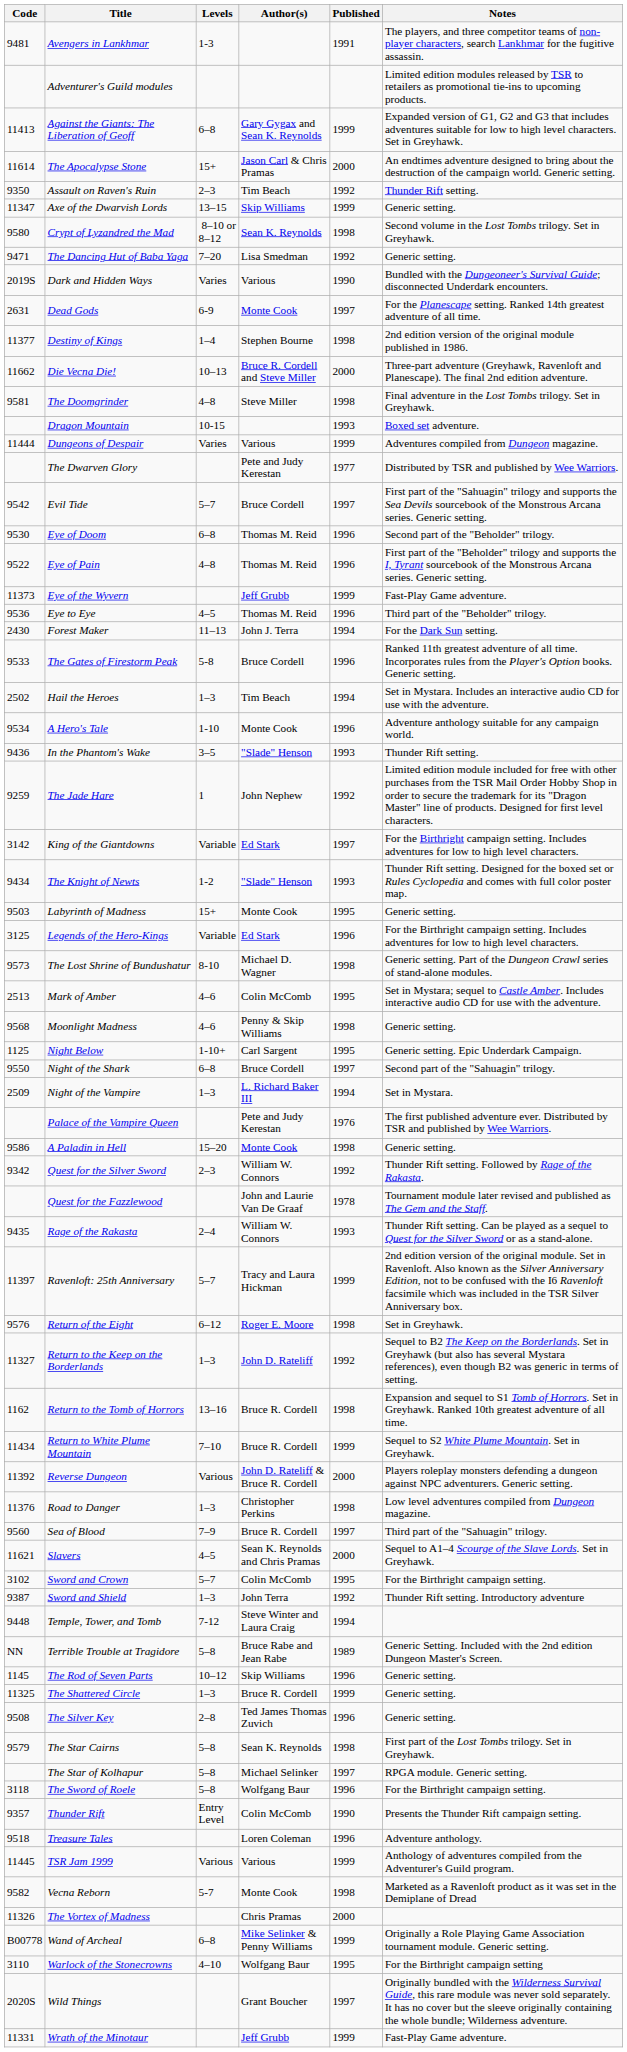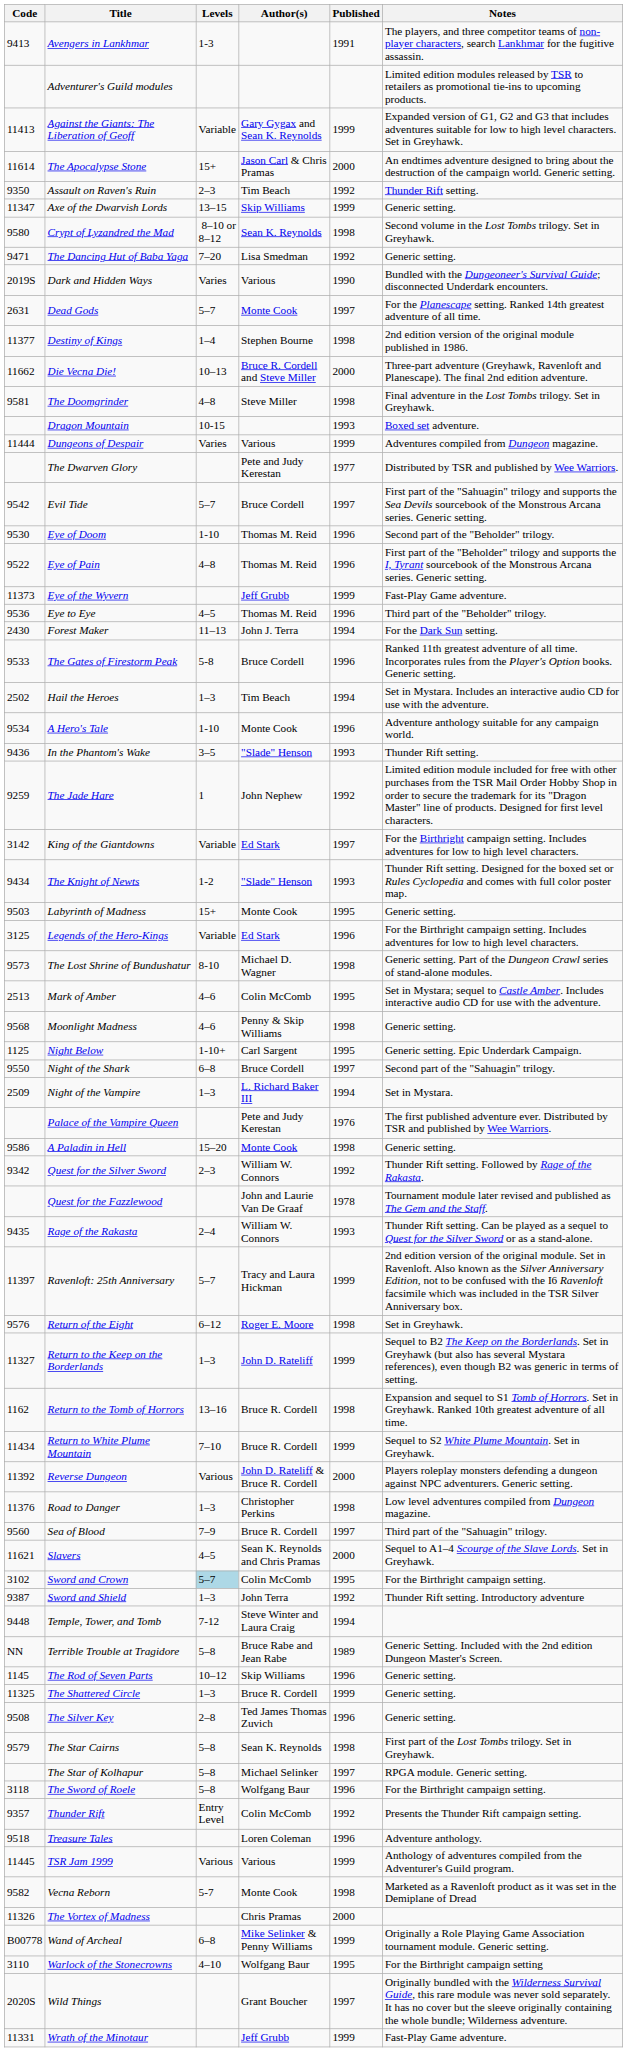(18, 43) 9481 -> (18, 43) 9413
(207, 129) 6–8 -> (217, 129) Variable
(206, 310) 6-9 -> (207, 310) 5–7
(207, 534) 6–8 -> (209, 534) 1-10
(344, 1360) 1992 -> (344, 1360) 1999
(207, 1579) no background -> (207, 1579) lightblue background
(344, 1813) 1990 -> (344, 1813) 1992
